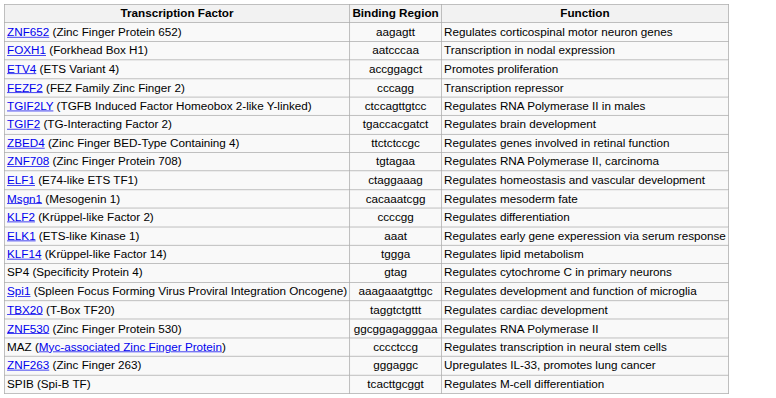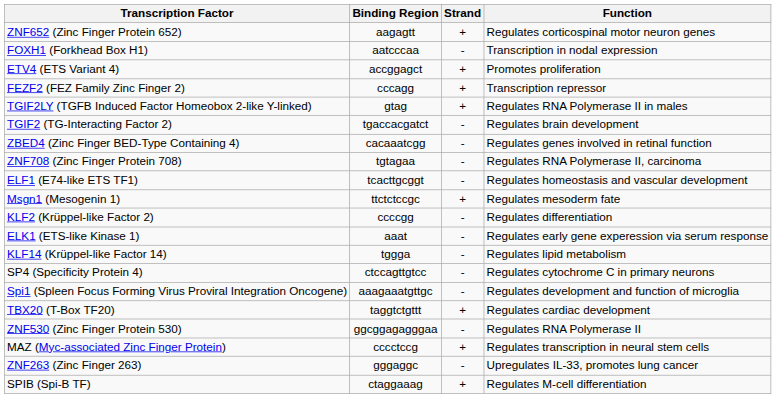+ column: (463, 13)
(396, 106) ctccagttgtcc -> (396, 106) gtag
(396, 143) ttctctccgc -> (396, 143) cacaaatcgg
(396, 180) ctaggaaag -> (396, 180) tcacttgcggt
(396, 198) cacaaatcgg -> (396, 198) ttctctccgc
(396, 273) gtag -> (396, 273) ctccagttgtcc
(396, 384) tcacttgcggt -> (396, 384) ctaggaaag
